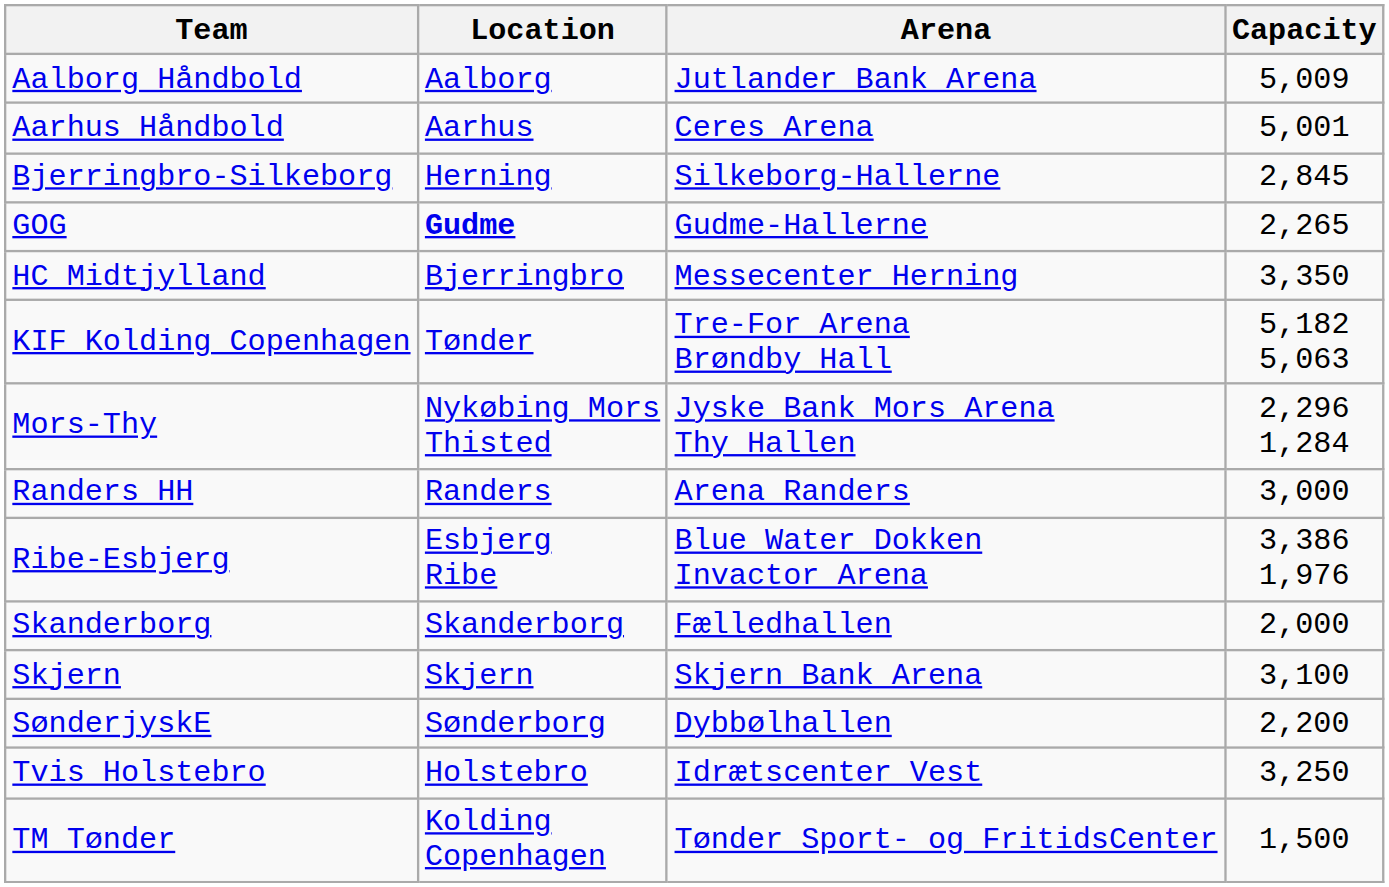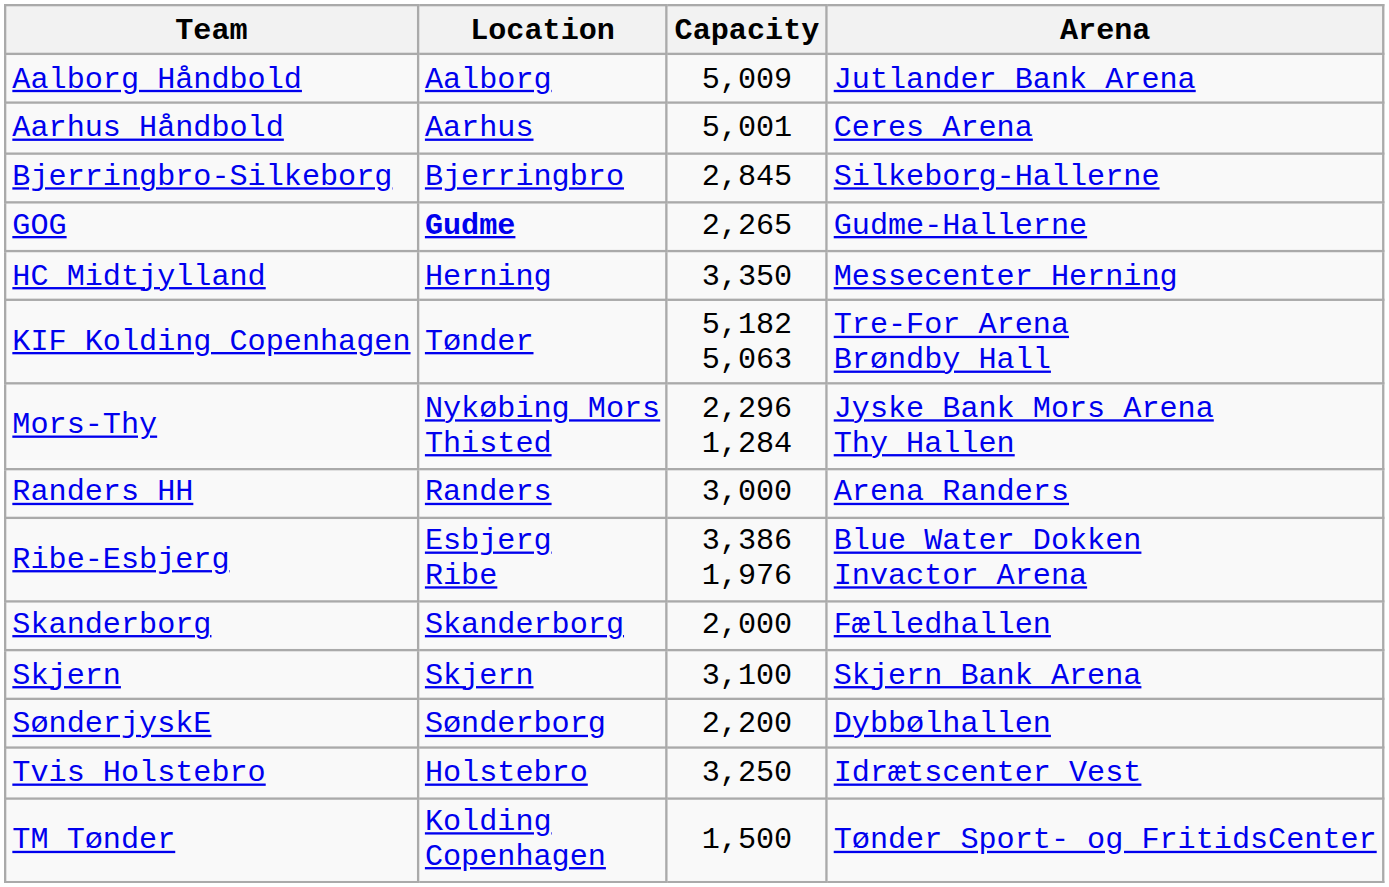columns swapped: (946, 30) <-> (1304, 30)
(488, 177) Herning -> (524, 177) Bjerringbro
(524, 276) Bjerringbro -> (488, 276) Herning
